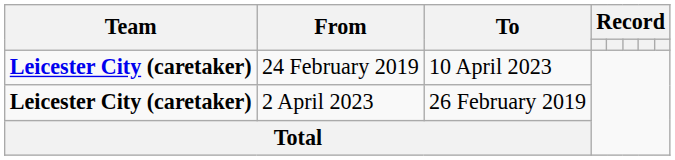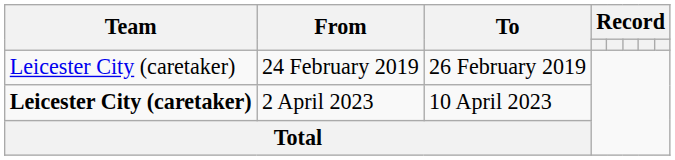(131, 67) bold -> (123, 67) normal
(490, 67) 10 April 2023 -> (508, 67) 26 February 2019
(508, 102) 26 February 2019 -> (490, 102) 10 April 2023
